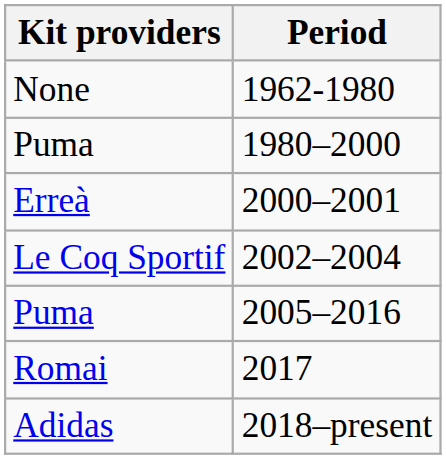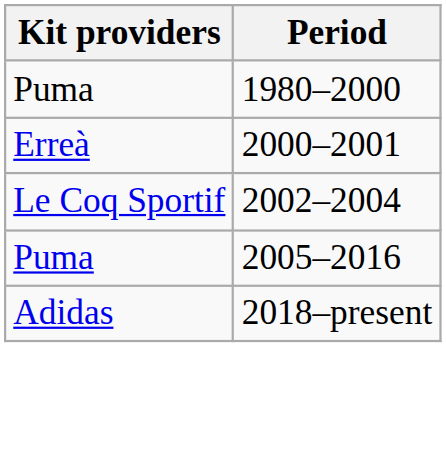- row: (318, 88)
- row: (277, 369)
